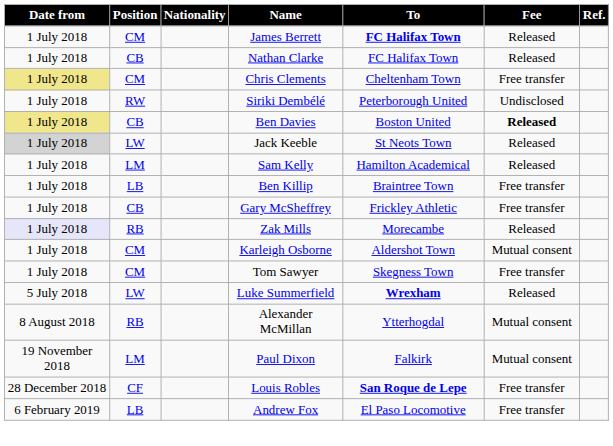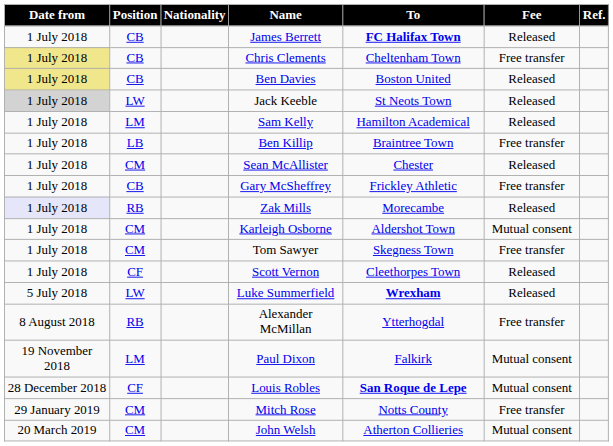(135, 36) CM -> (135, 36) CB
- row: (286, 58)
(135, 79) CM -> (135, 58) CB
- row: (286, 101)
(532, 122) bold -> (532, 79) normal
+ row: (286, 165)
+ row: (286, 272)
(532, 322) Mutual consent -> (532, 322) Free transfer
(532, 388) Free transfer -> (532, 388) Mutual consent
+ row: (286, 409)
- row: (286, 409)
+ row: (286, 430)
